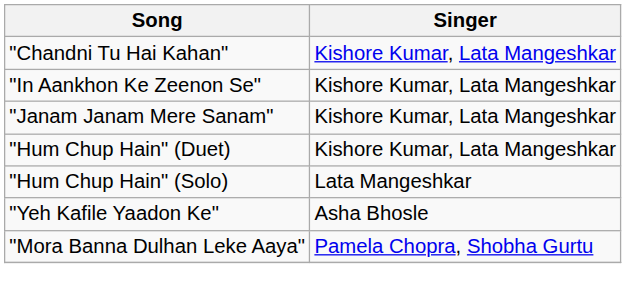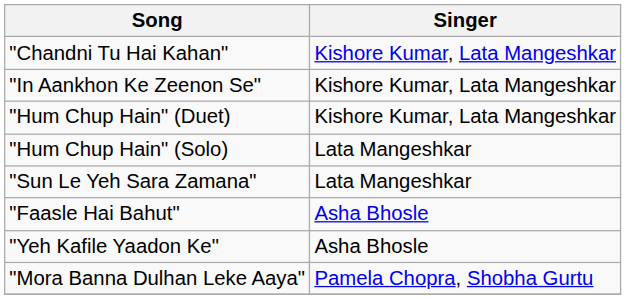- row: (141, 117)
+ row: (133, 181)
+ row: (94, 213)
